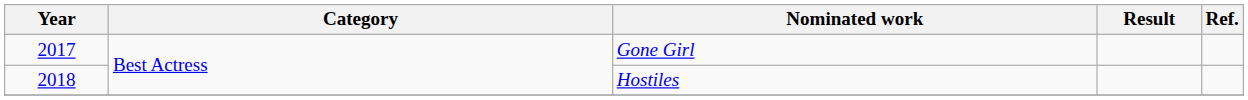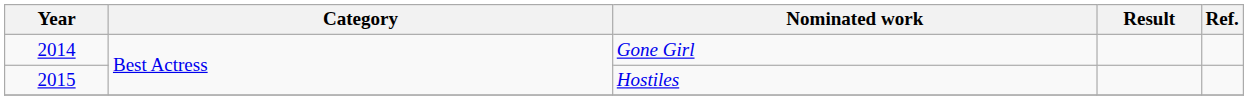(57, 49) 2017 -> (57, 49) 2014
(57, 79) 2018 -> (57, 79) 2015
